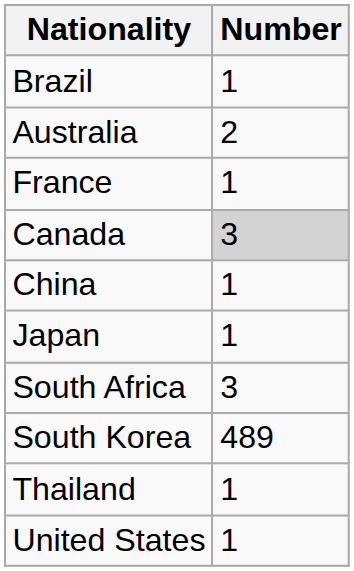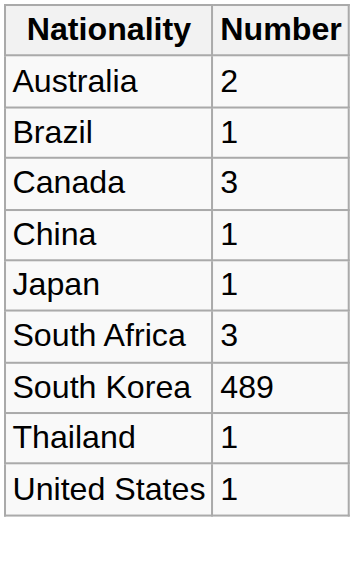rows swapped: (75, 132) <-> (53, 81)
- row: (62, 183)
(229, 234) lightgrey background -> (229, 183) no background
